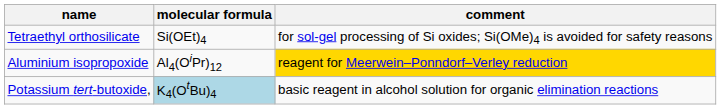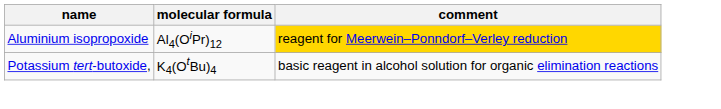- row: (74, 37)
(187, 90) lightblue background -> (187, 66) no background
